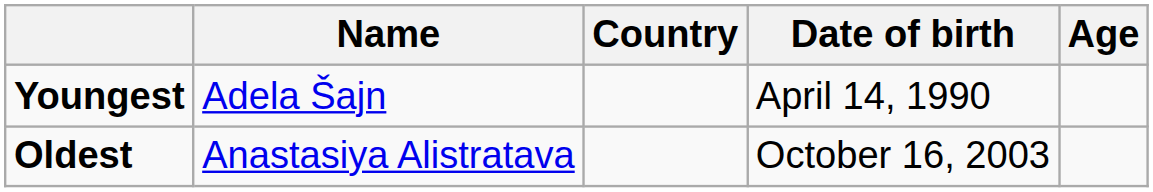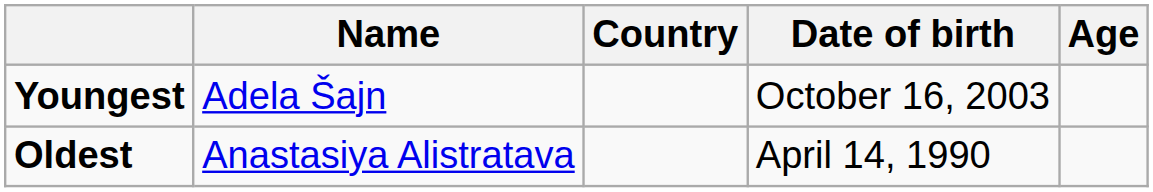(873, 95) April 14, 1990 -> (903, 95) October 16, 2003
(903, 155) October 16, 2003 -> (873, 155) April 14, 1990
